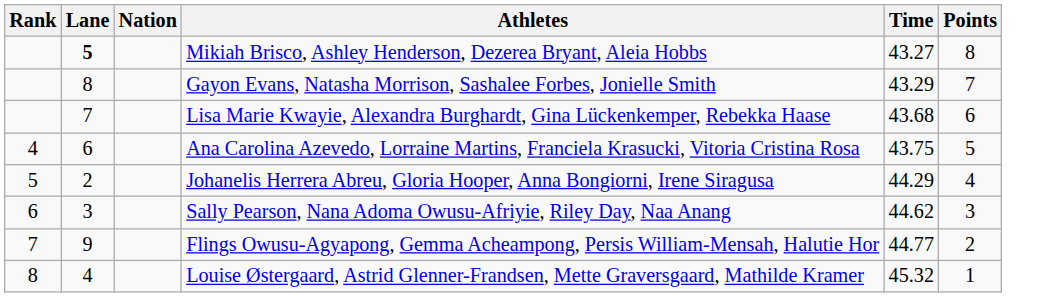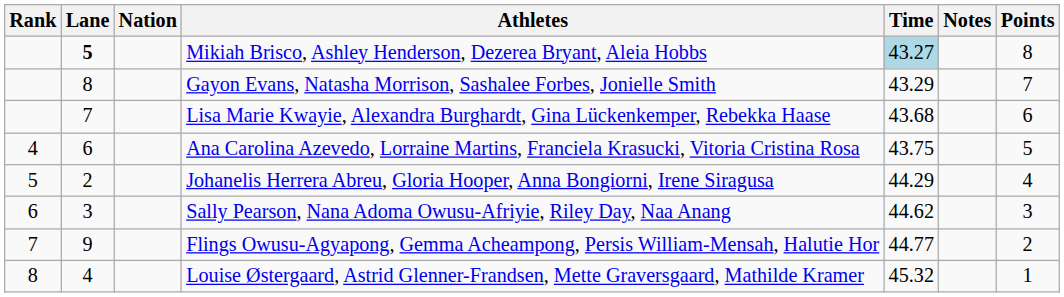+ column: (967, 20)
(911, 52) no background -> (911, 52) lightblue background
